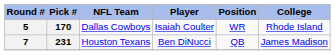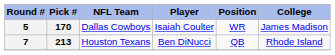(294, 27) Rhode Island -> (294, 27) James Madison
(63, 42) 231 -> (63, 42) 213
(294, 42) James Madison -> (294, 42) Rhode Island
